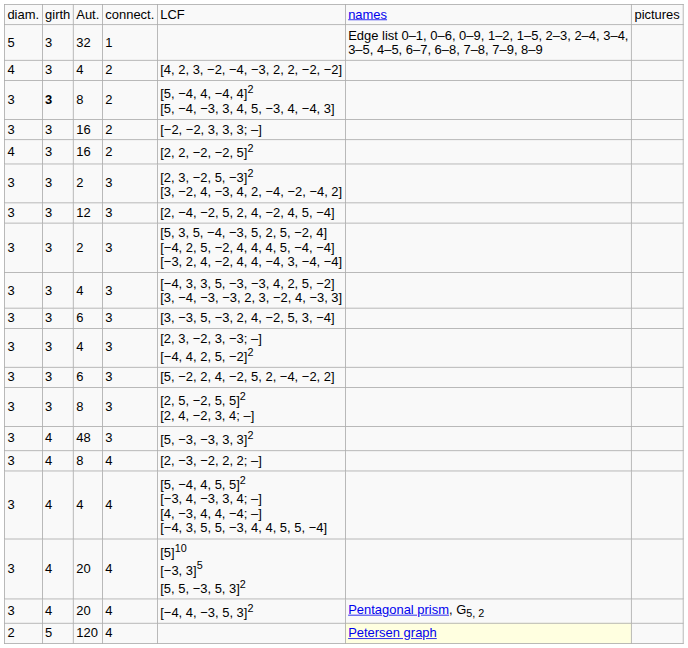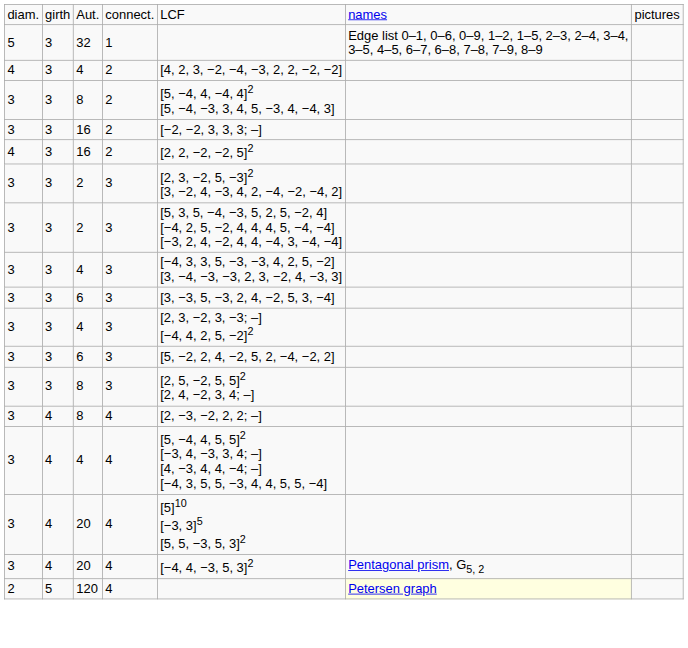(49, 100) bold -> (49, 100) normal
- row: (83, 212)
- row: (83, 438)
